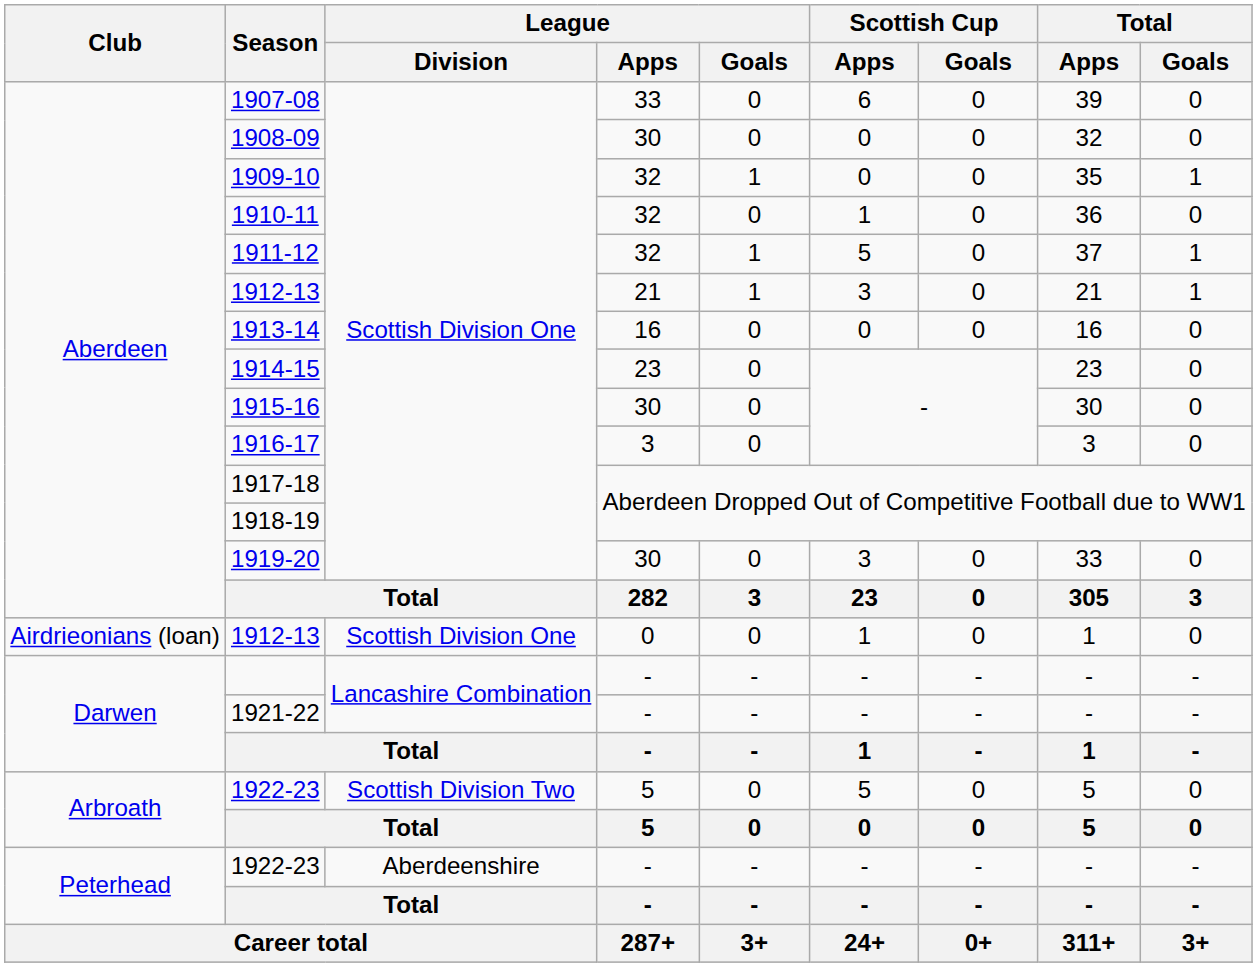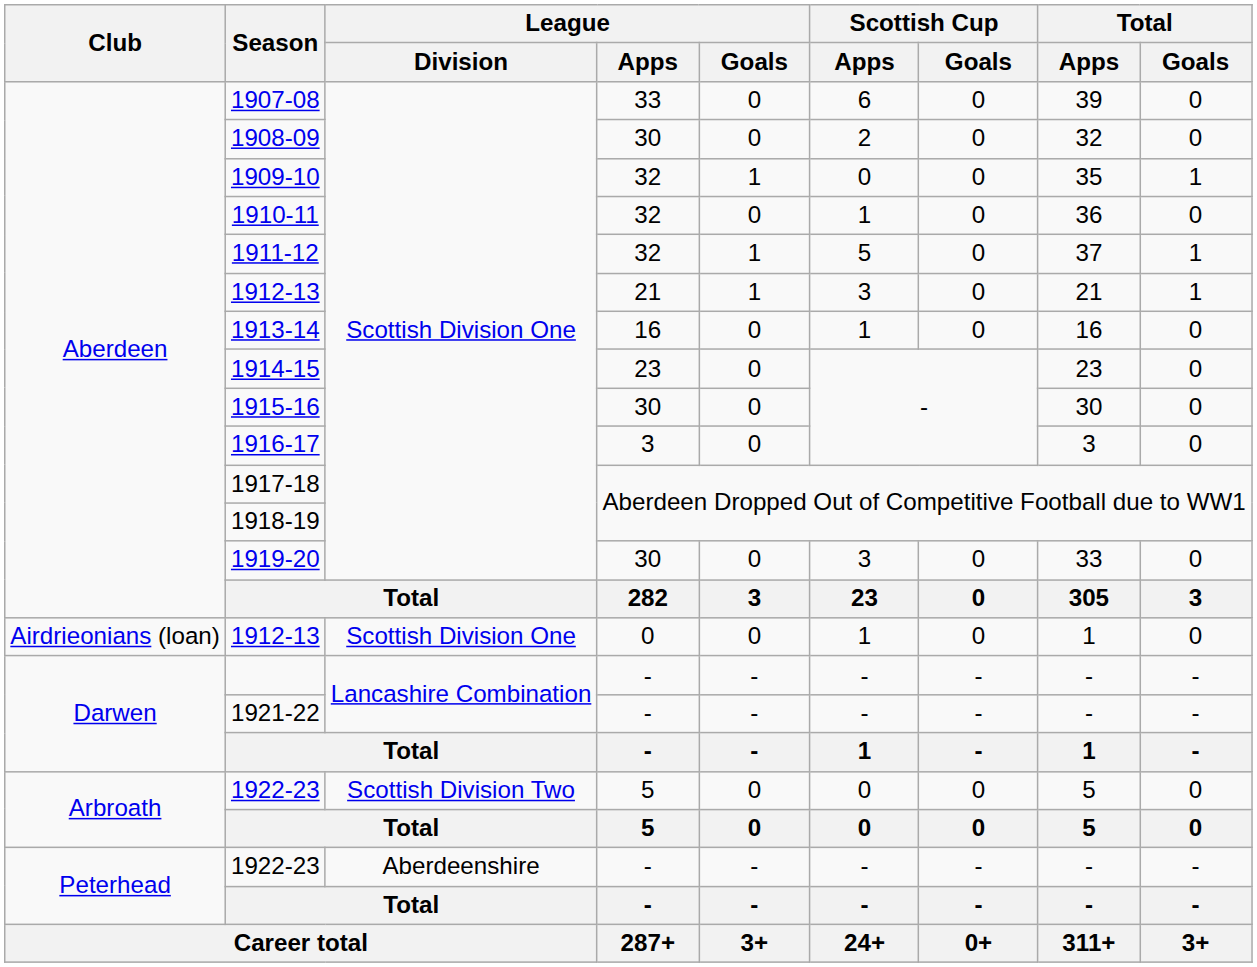(864, 138) 0 -> (864, 138) 2
(864, 330) 0 -> (864, 330) 1
(864, 789) 5 -> (864, 789) 0
